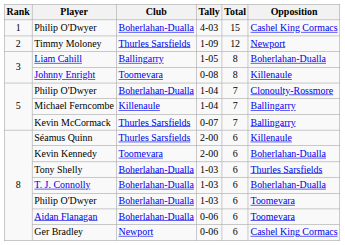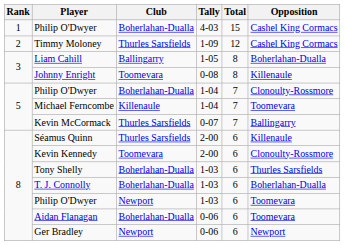(268, 43) Newport -> (294, 43) Cashel King Cormacs
(273, 106) Ballingarry -> (273, 106) Toomevara
(288, 153) Boherlahan-Dualla -> (292, 153) Clonoulty-Rossmore
(156, 201) Boherlahan-Dualla -> (136, 201) Newport
(294, 232) Cashel King Cormacs -> (268, 232) Newport
